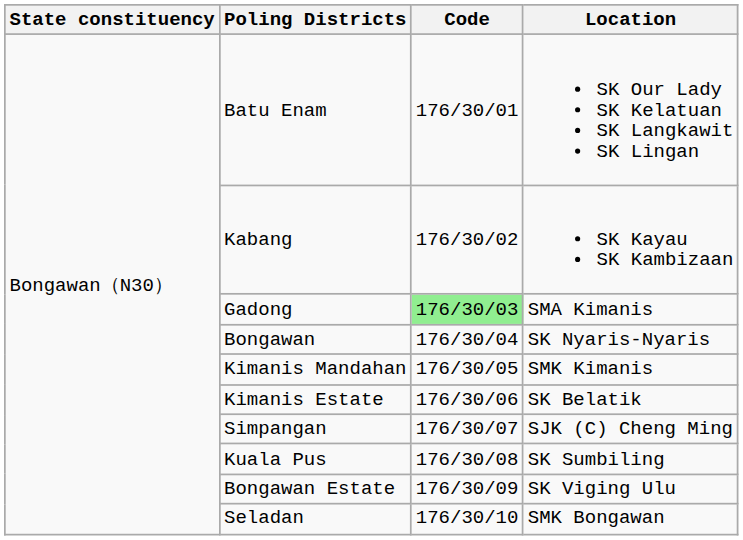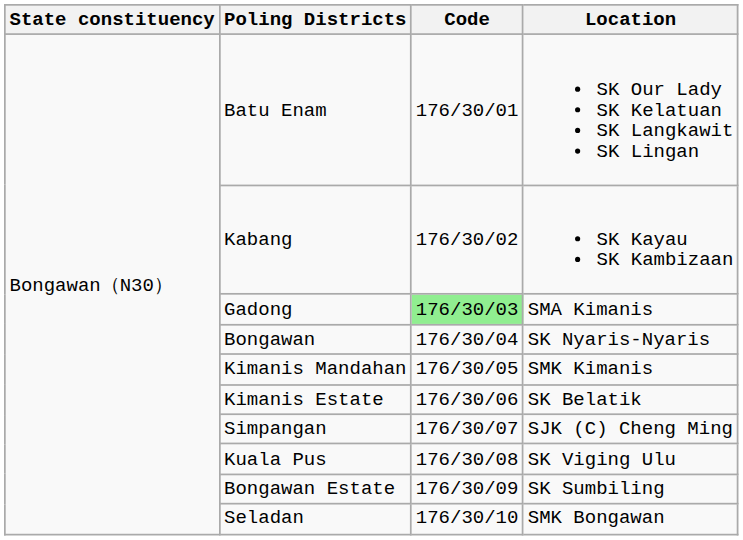(596, 459) SK Sumbiling -> (602, 459) SK Viging Ulu
(602, 489) SK Viging Ulu -> (596, 489) SK Sumbiling
